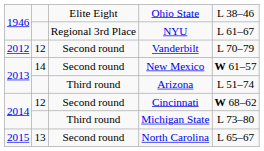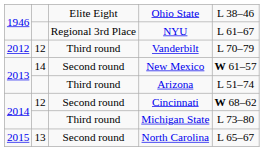(93, 48) Second round -> (93, 48) Third round
